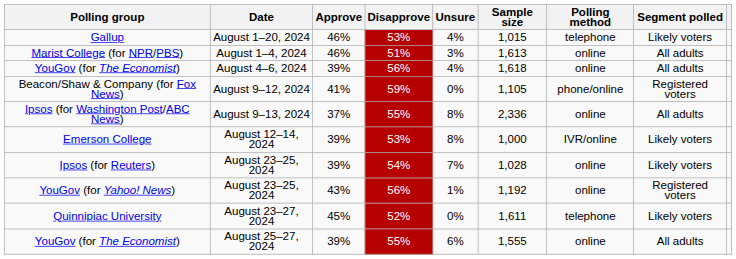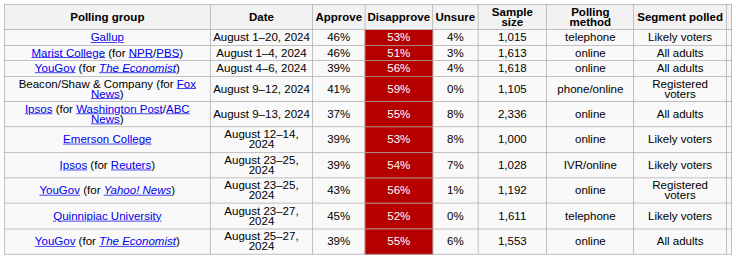(590, 139) IVR/online -> (590, 139) online
(590, 165) online -> (590, 165) IVR/online
(512, 241) 1,555 -> (512, 241) 1,553
